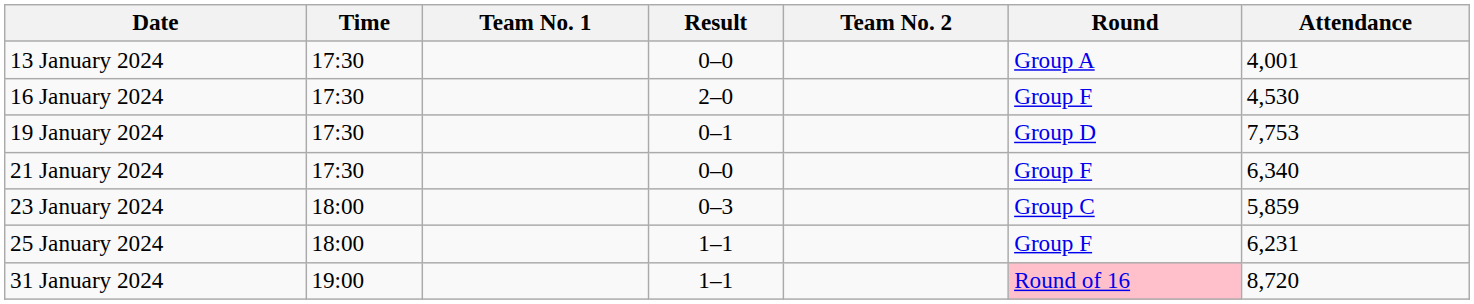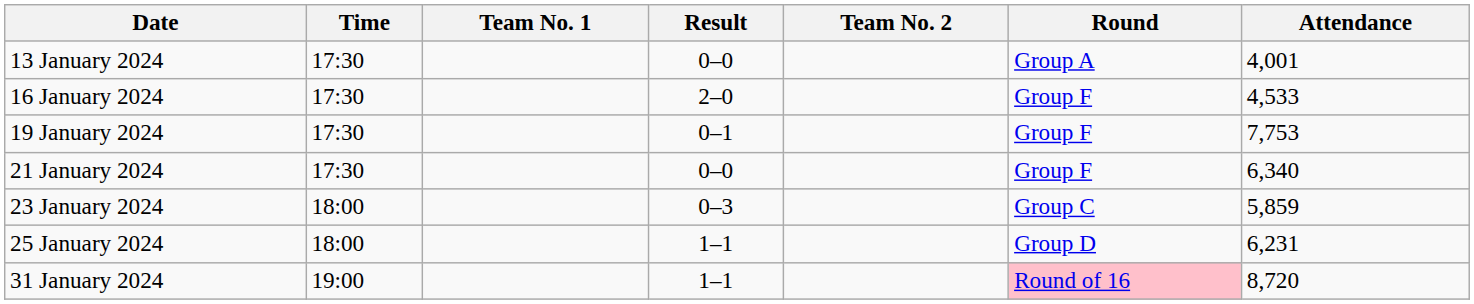(1273, 96) 4,530 -> (1273, 96) 4,533
(1055, 133) Group D -> (1053, 133) Group F
(1053, 243) Group F -> (1055, 243) Group D
